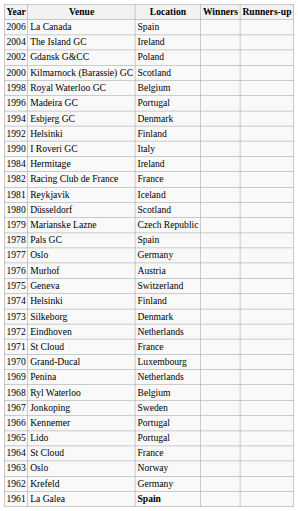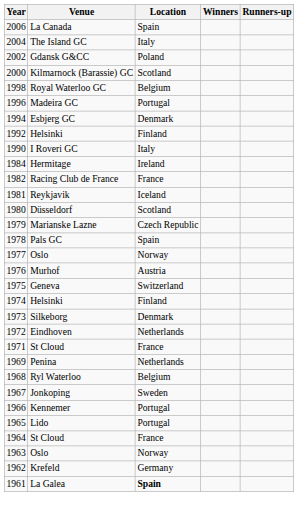(151, 42) Ireland -> (146, 42) Italy
(155, 255) Germany -> (153, 255) Norway
- row: (16, 362)
